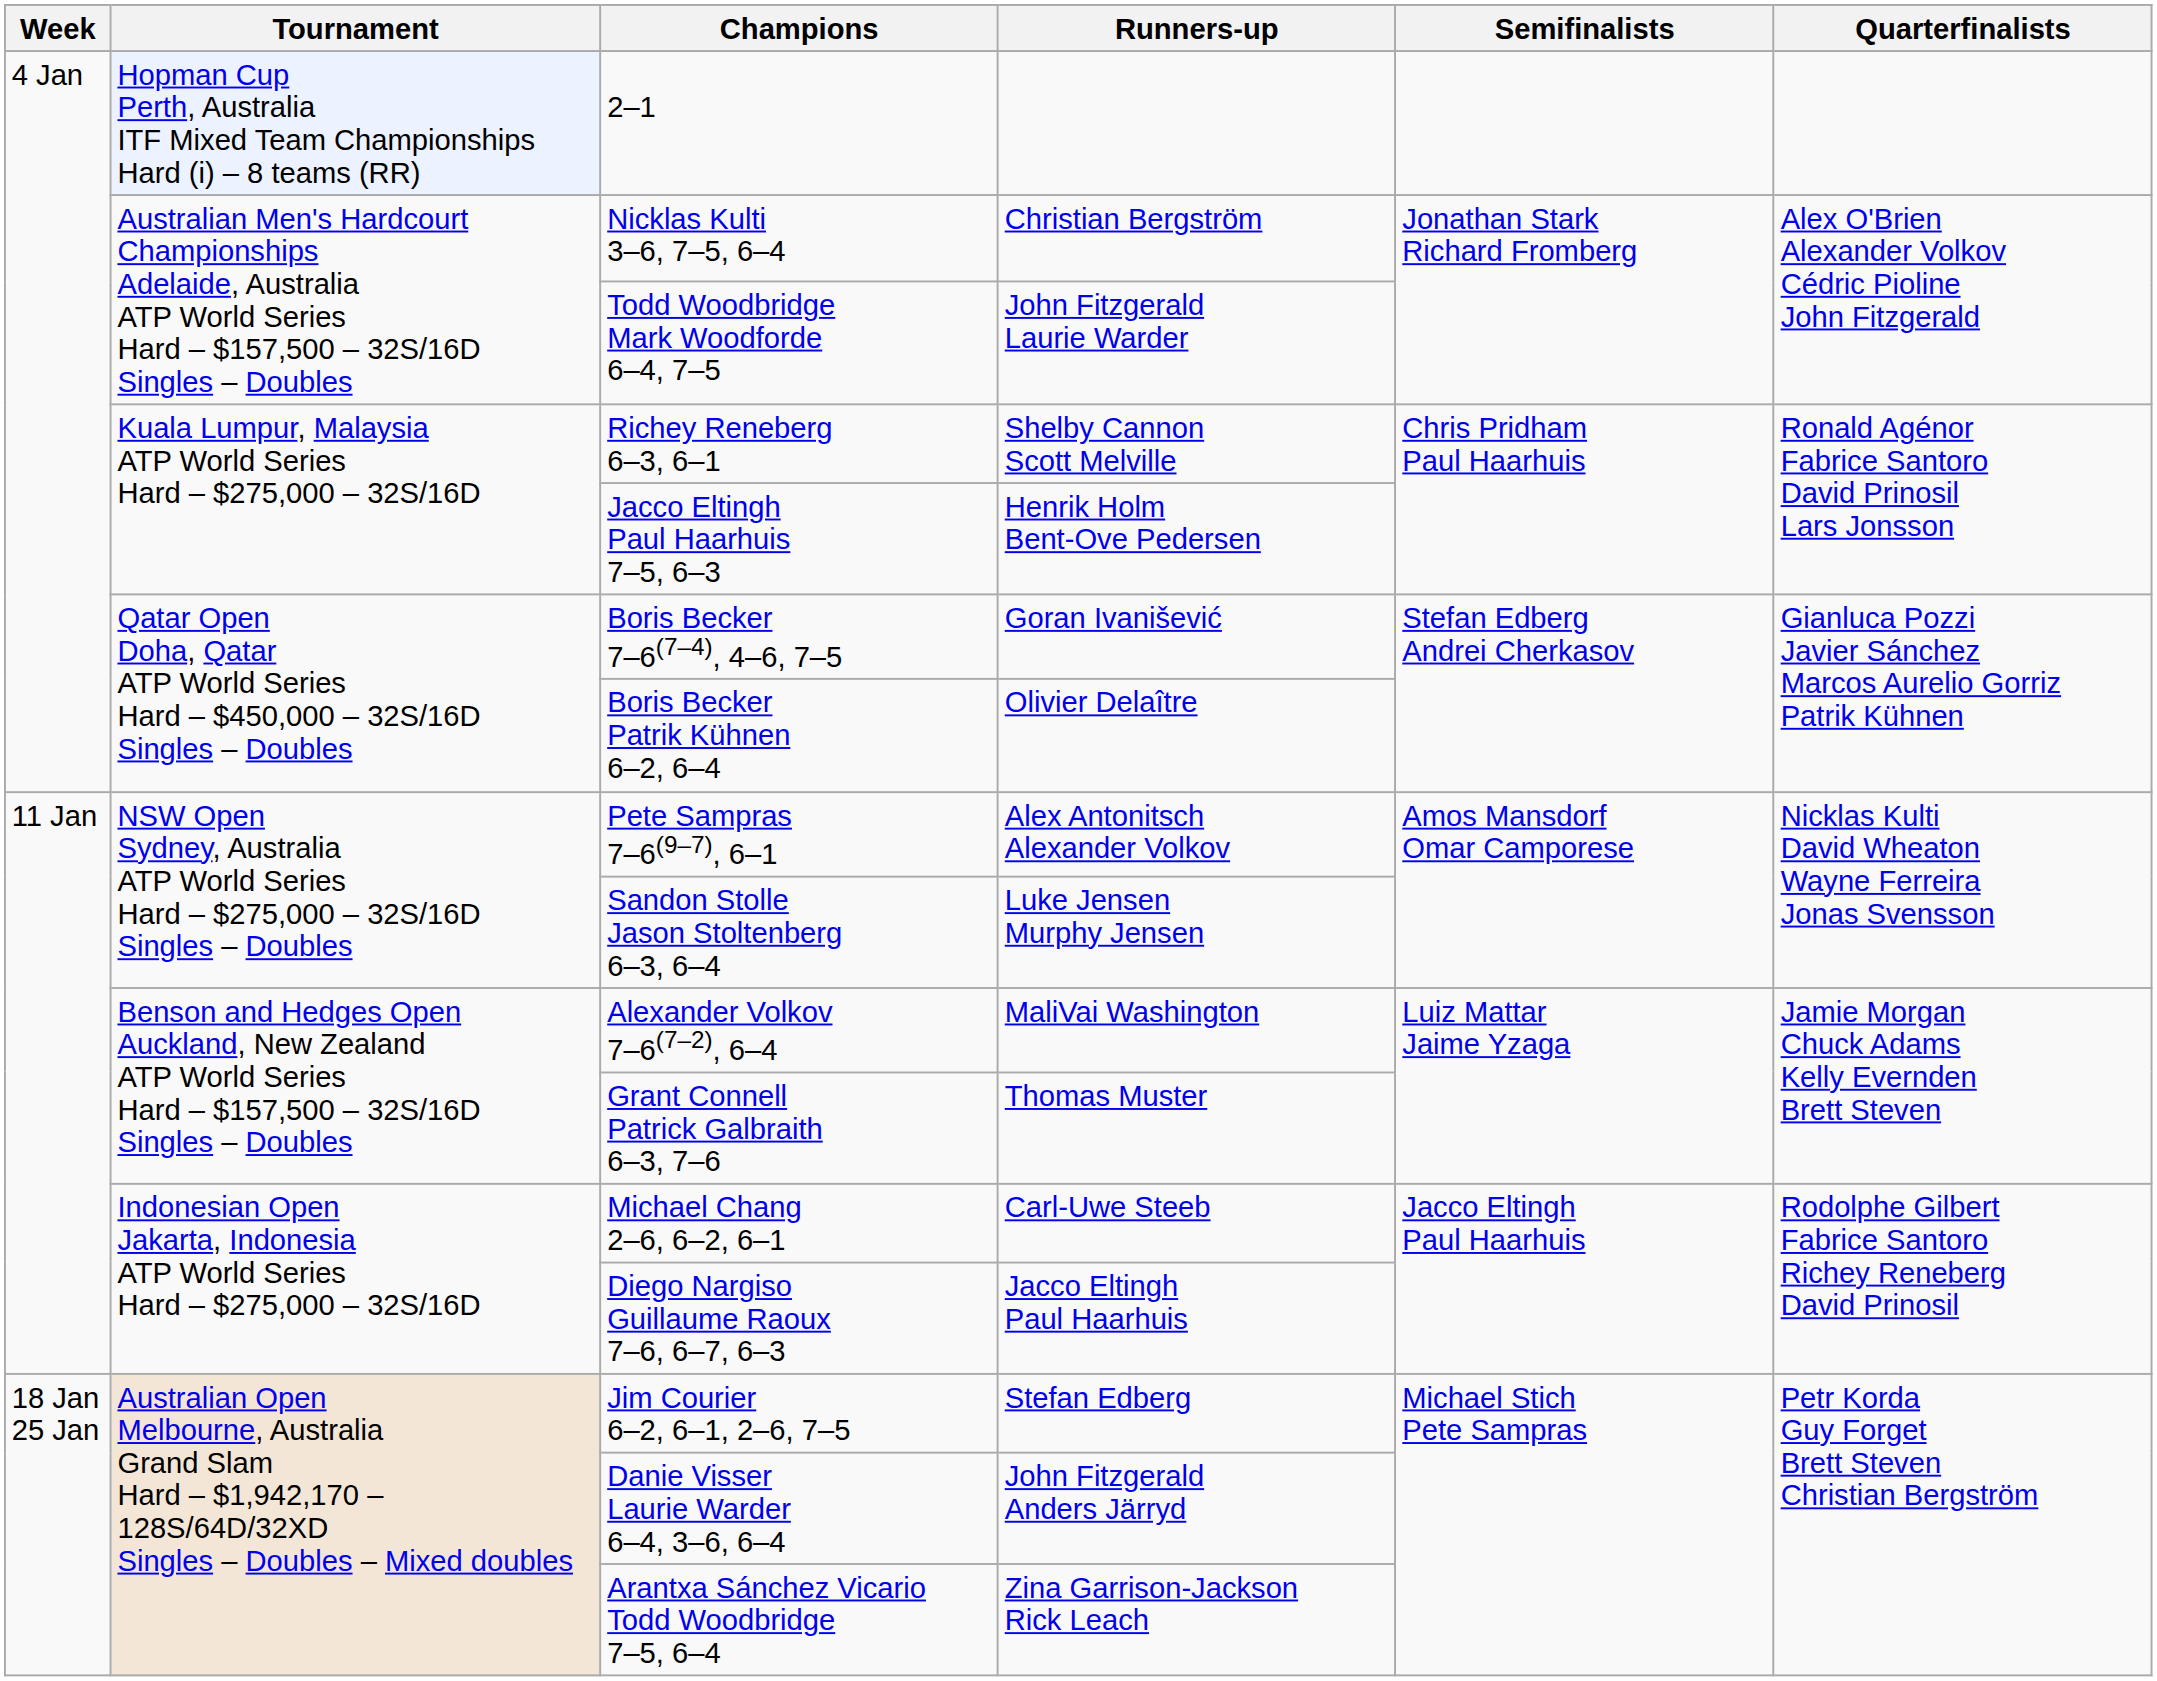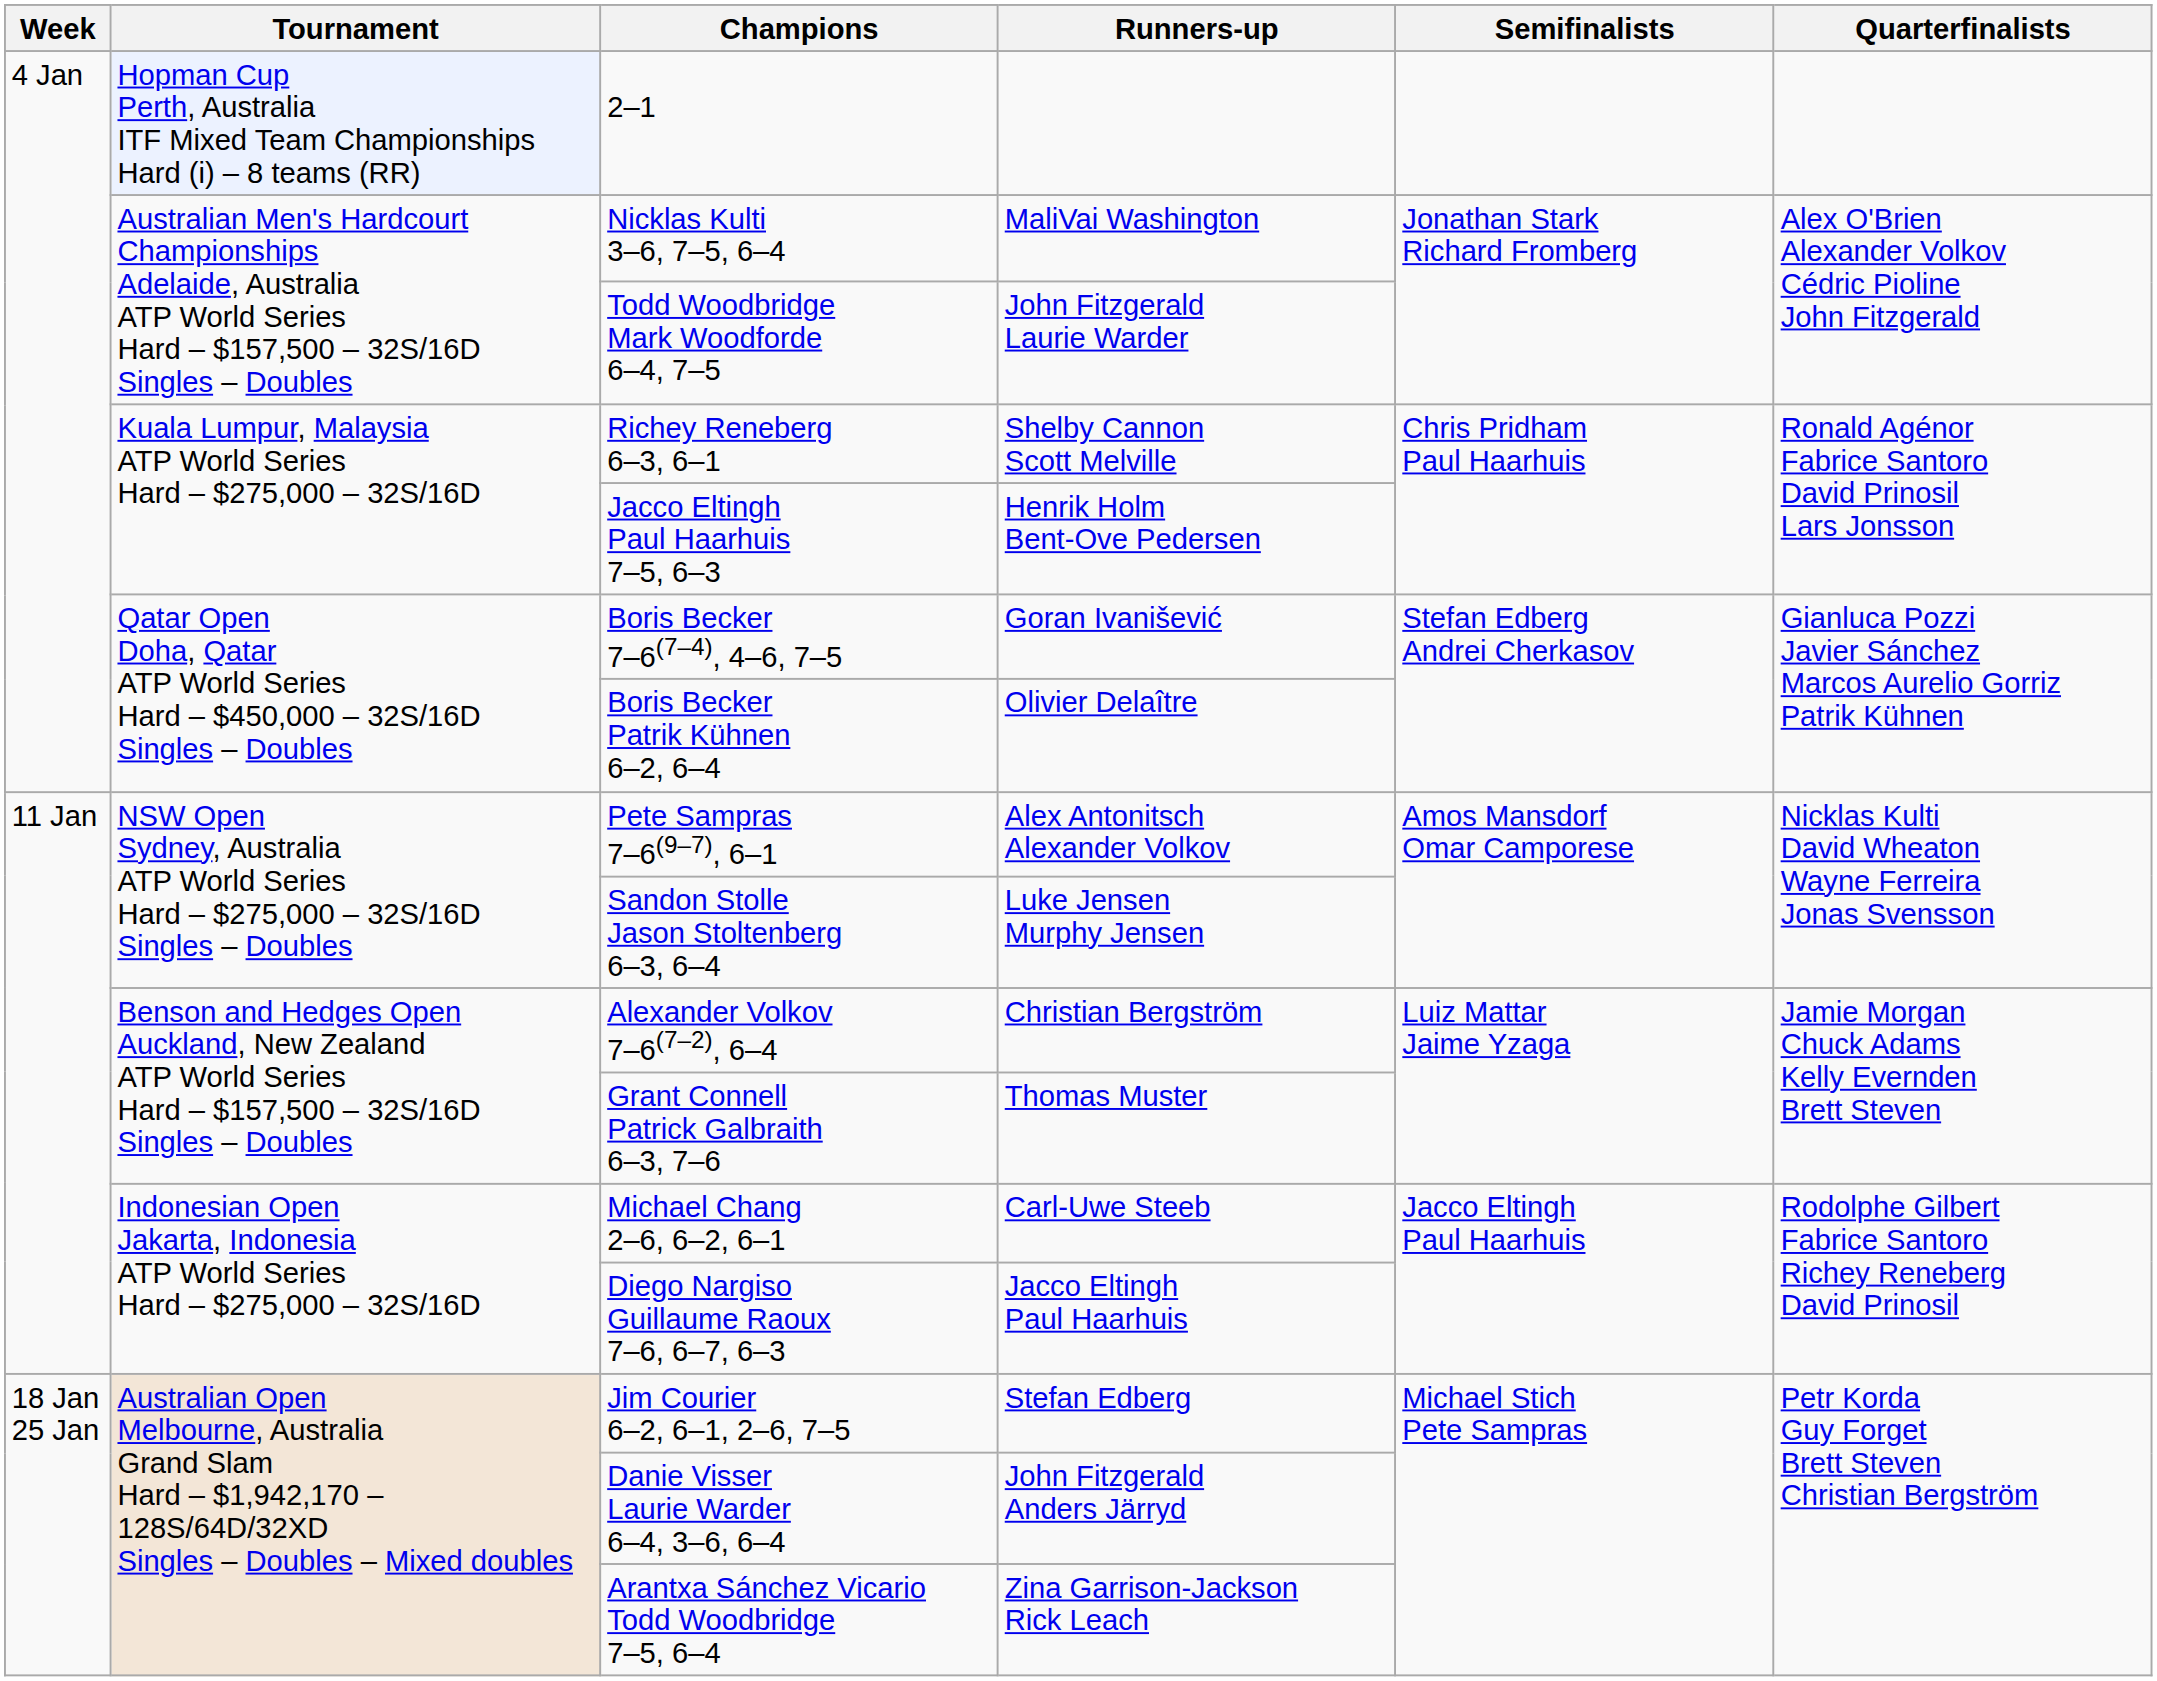(1134, 219) Christian Bergström -> (1132, 219) MaliVai Washington
(1132, 1011) MaliVai Washington -> (1134, 1011) Christian Bergström
